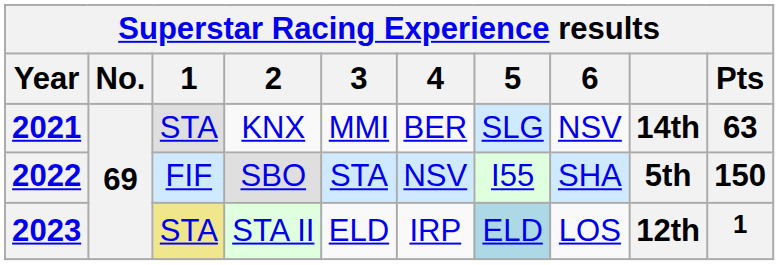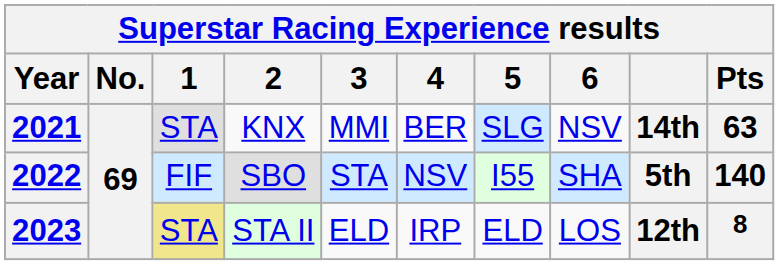(740, 176) 150 -> (740, 176) 140
(513, 230) lightblue background -> (513, 230) no background
(740, 224) 1 -> (740, 224) 8
